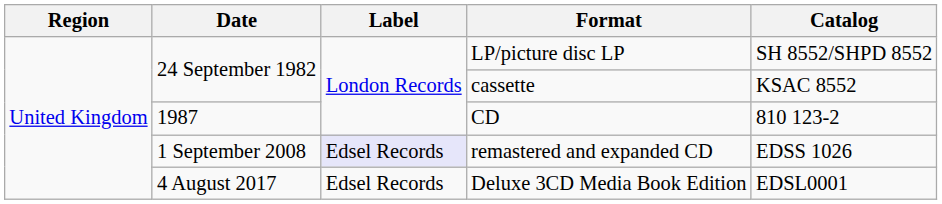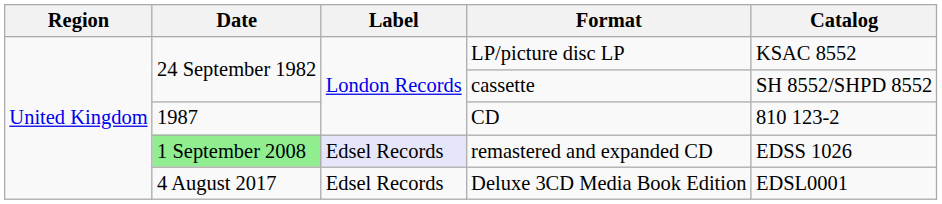(844, 53) SH 8552/SHPD 8552 -> (806, 53) KSAC 8552
(806, 85) KSAC 8552 -> (844, 85) SH 8552/SHPD 8552
(232, 150) no background -> (232, 150) lightgreen background
